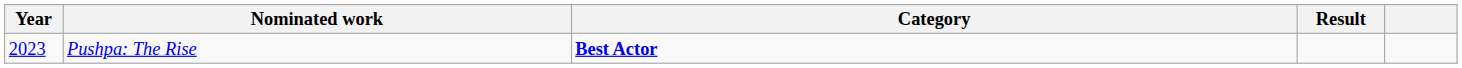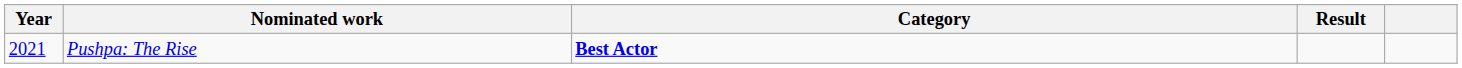(27, 48) 2023 -> (27, 48) 2021
